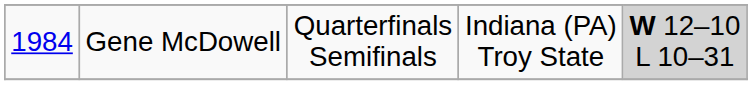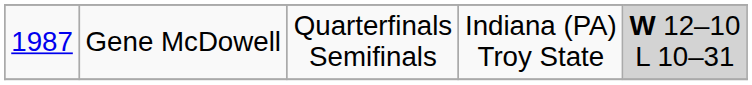(42, 42) 1984 -> (42, 42) 1987
